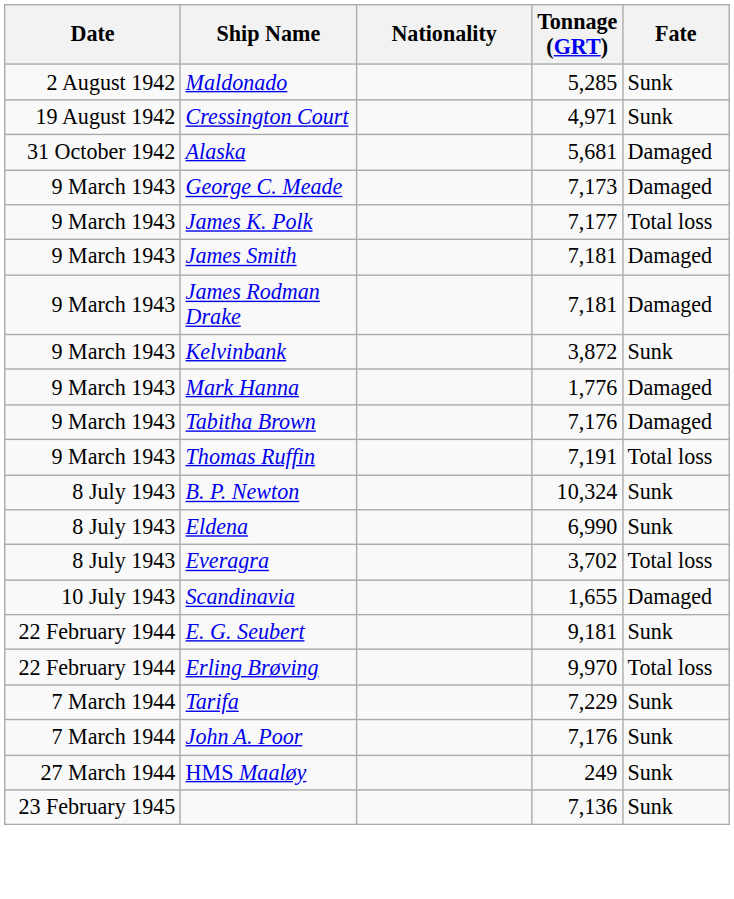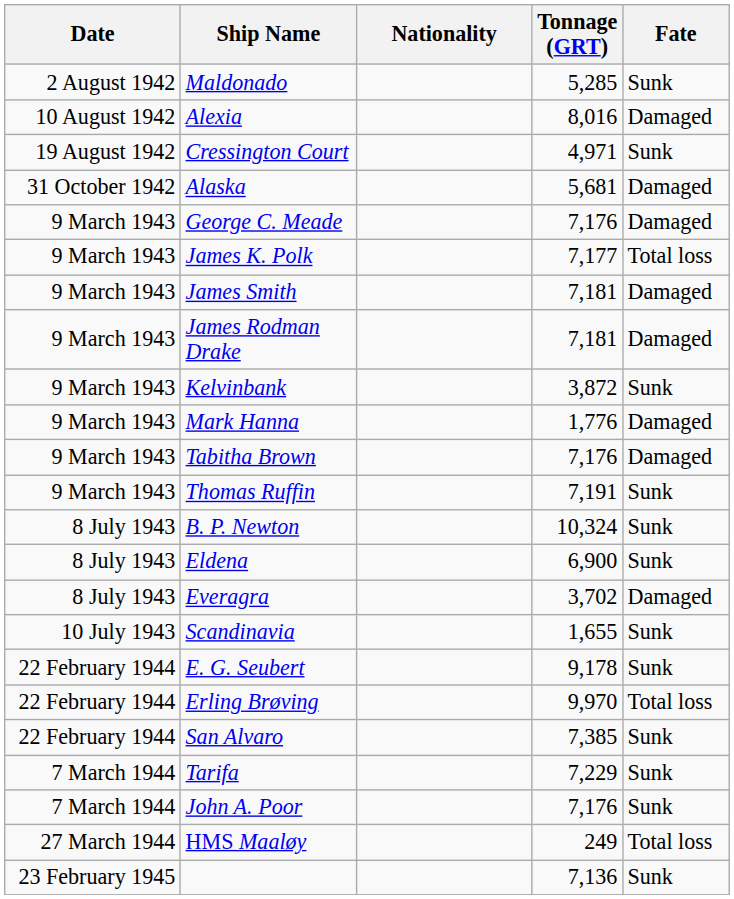+ row: (214, 116)
(592, 186) 7,173 -> (592, 221) 7,176
(670, 456) Total loss -> (650, 491) Sunk
(592, 526) 6,990 -> (592, 561) 6,900
(670, 561) Total loss -> (670, 596) Damaged
(670, 596) Damaged -> (650, 631) Sunk
(592, 631) 9,181 -> (592, 666) 9,178
+ row: (234, 737)
(650, 772) Sunk -> (670, 842) Total loss
